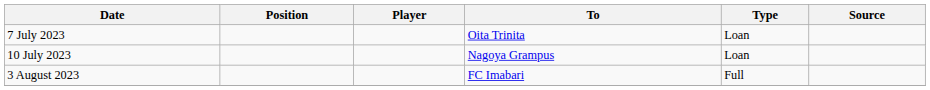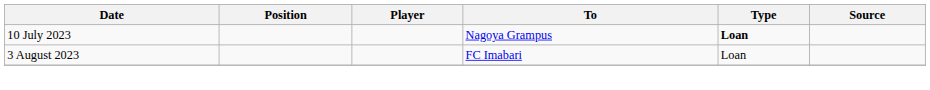- row: (36, 35)
(737, 55) normal -> (734, 35) bold
(734, 75) Full -> (733, 55) Loan
